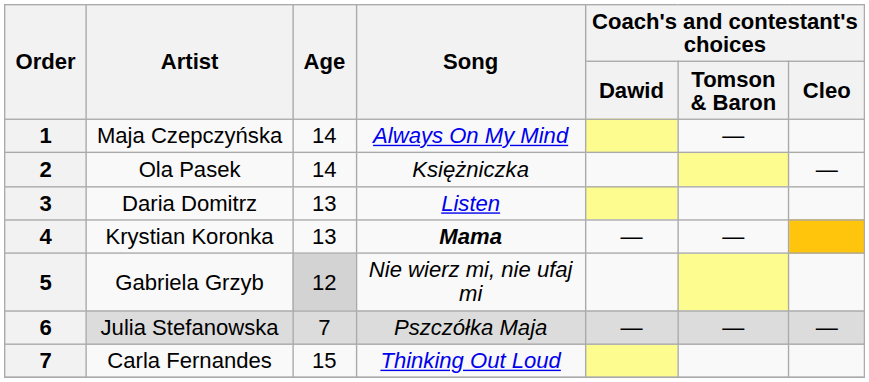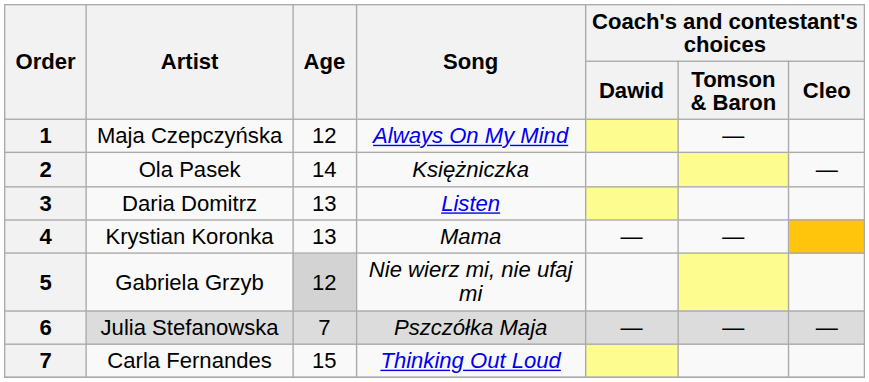(324, 136) 14 -> (324, 136) 12
(471, 237) bold -> (471, 237) normal
